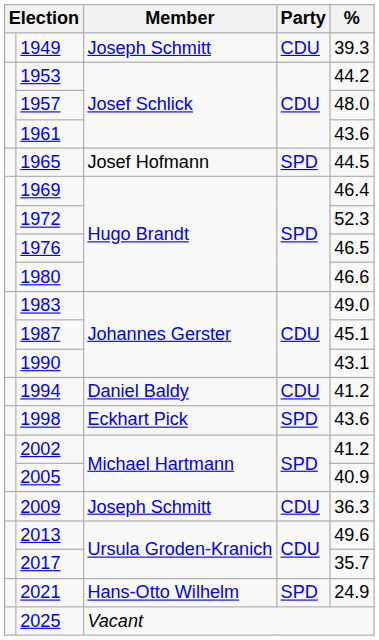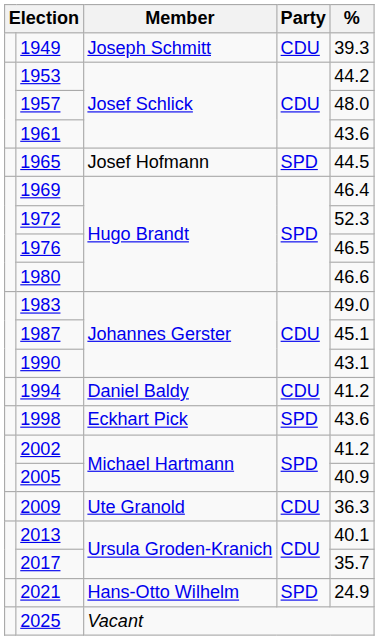(149, 506) Joseph Schmitt -> (136, 506) Ute Granold
(352, 534) 49.6 -> (352, 534) 40.1
